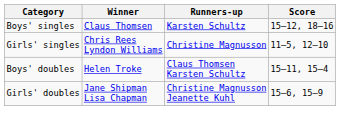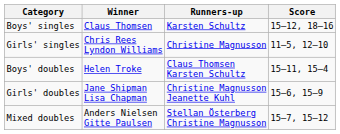+ row: (40, 118)
